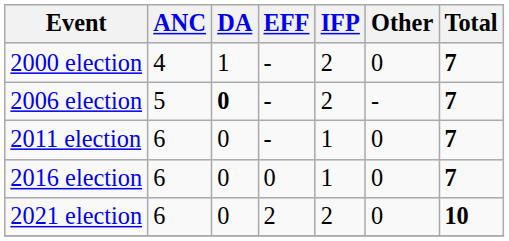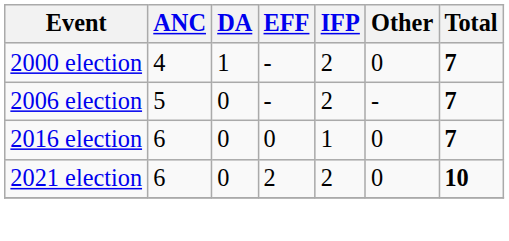(223, 100) bold -> (223, 100) normal
- row: (76, 139)
